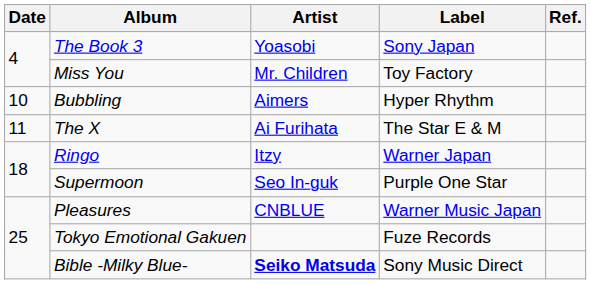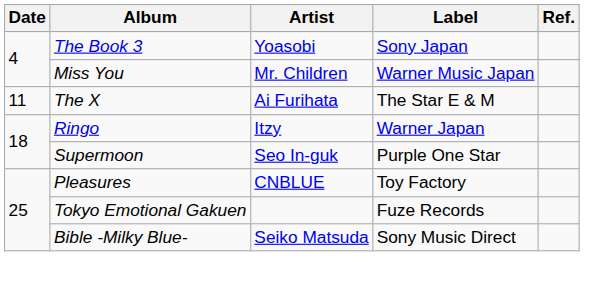(428, 73) Toy Factory -> (456, 73) Warner Music Japan
- row: (88, 100)
(462, 210) Warner Music Japan -> (421, 182) Toy Factory
(315, 264) bold -> (312, 237) normal
